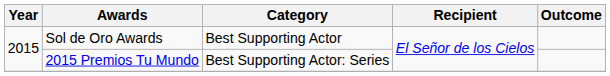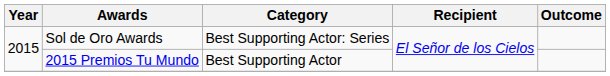(273, 37) Best Supporting Actor -> (297, 37) Best Supporting Actor: Series
(297, 60) Best Supporting Actor: Series -> (273, 60) Best Supporting Actor
